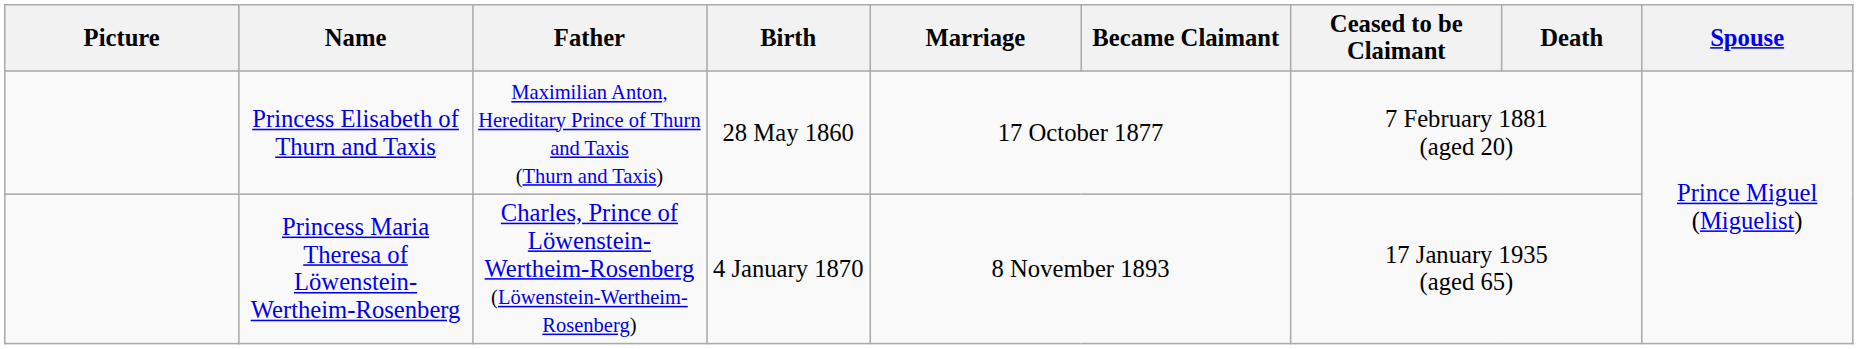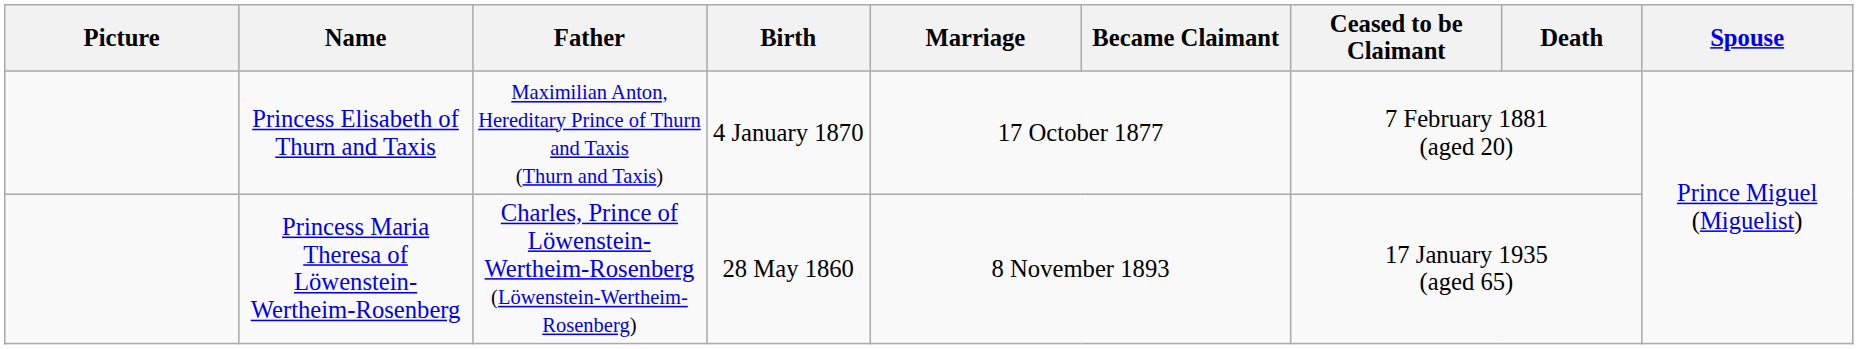(788, 132) 28 May 1860 -> (788, 132) 4 January 1870
(788, 268) 4 January 1870 -> (788, 268) 28 May 1860
